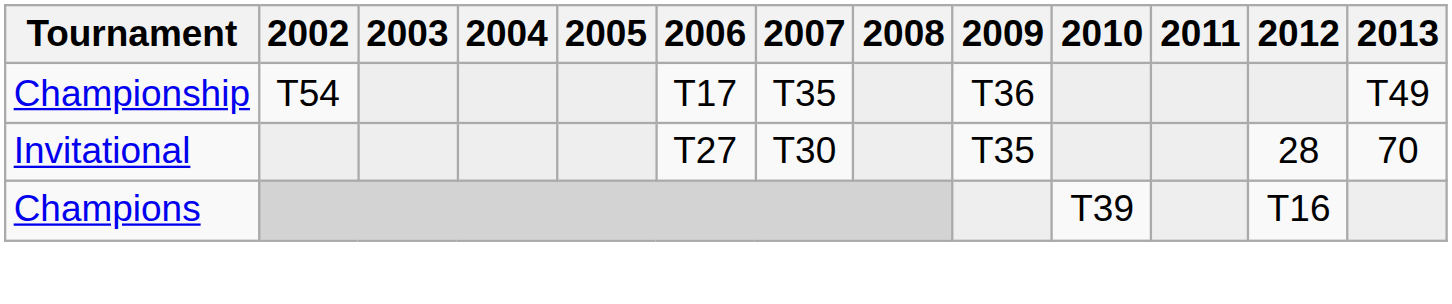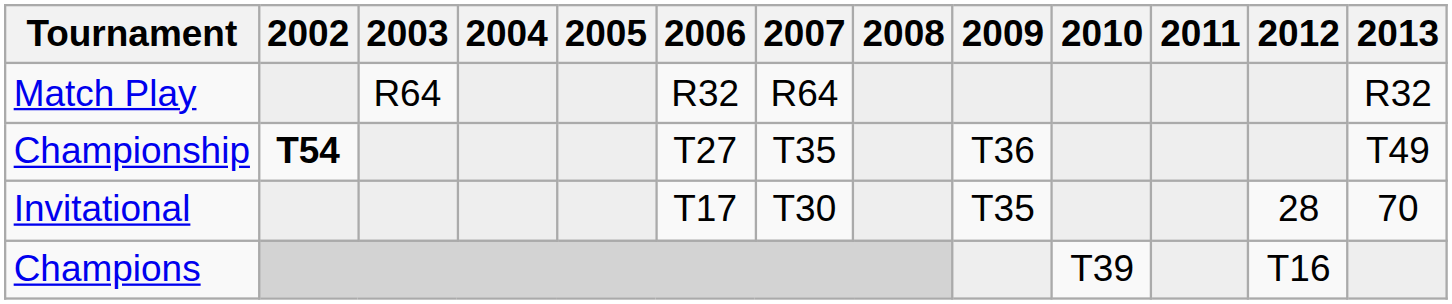+ row: (105, 92)
(308, 92) normal -> (308, 151) bold
(705, 92) T17 -> (705, 151) T27
(705, 151) T27 -> (705, 209) T17
